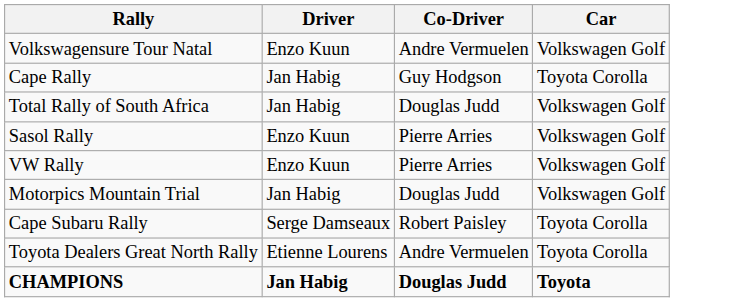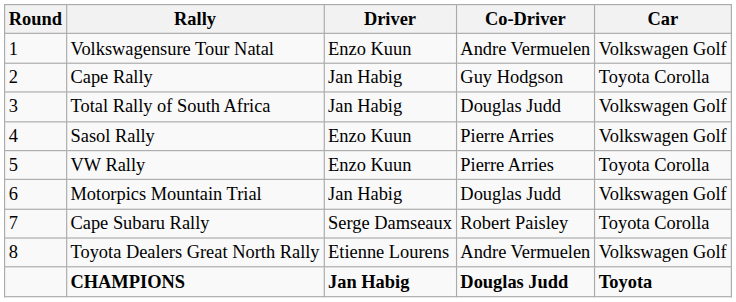+ column: (35, 19)
(601, 164) Volkswagen Golf -> (654, 164) Toyota Corolla
(592, 252) Toyota Corolla -> (663, 252) Volkswagen Golf
